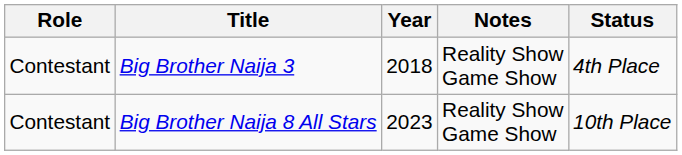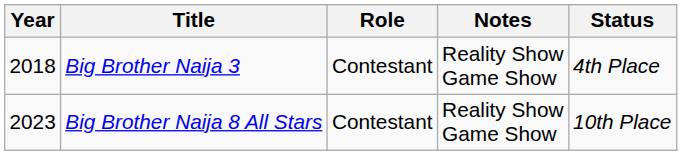columns swapped: (409, 20) <-> (60, 20)
